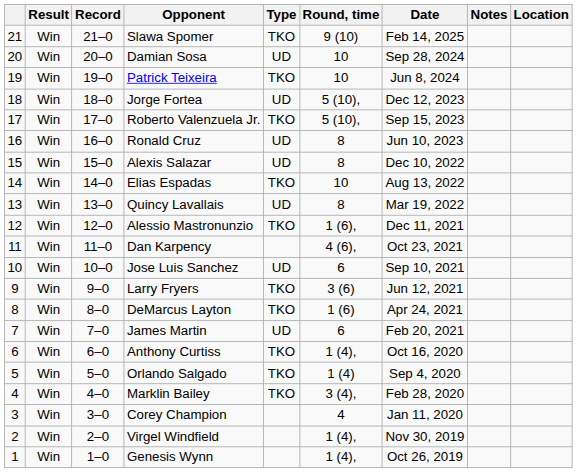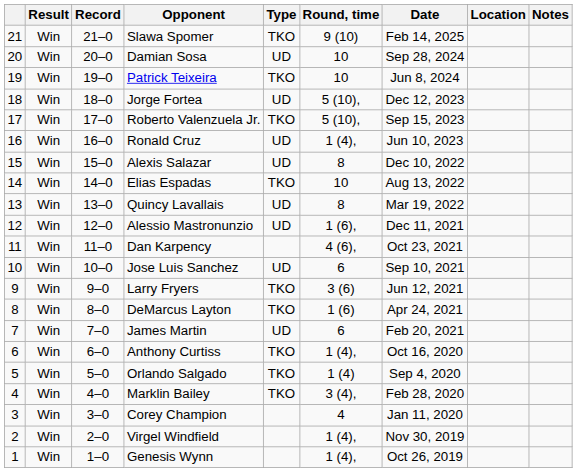columns swapped: (541, 15) <-> (489, 15)
(341, 141) 8 -> (341, 141) 1 (4),
(281, 225) TKO -> (281, 225) UD
